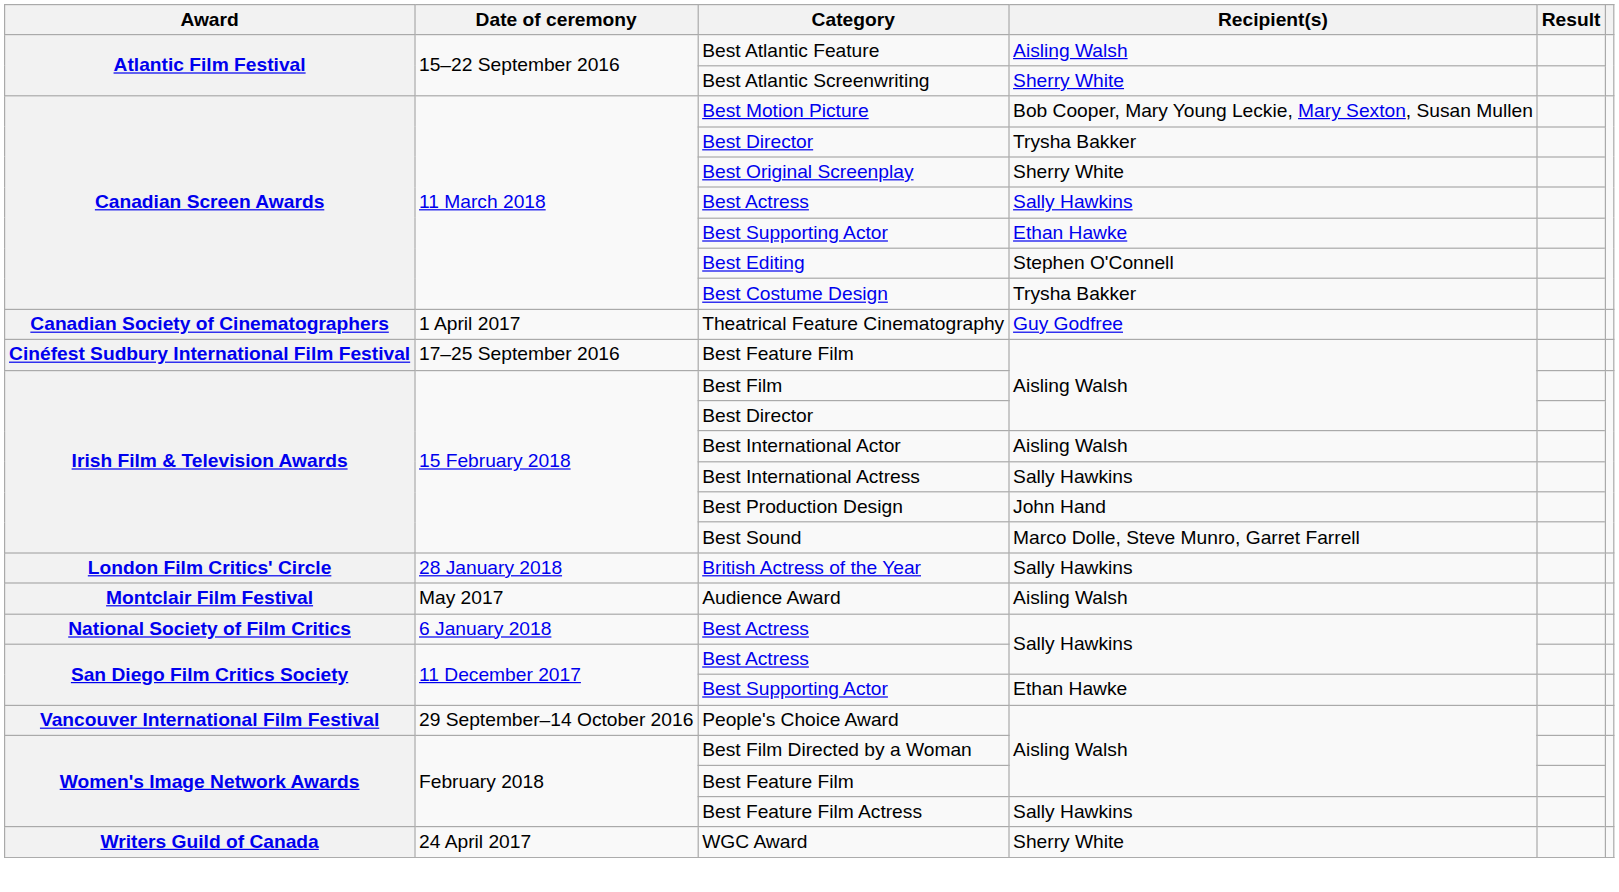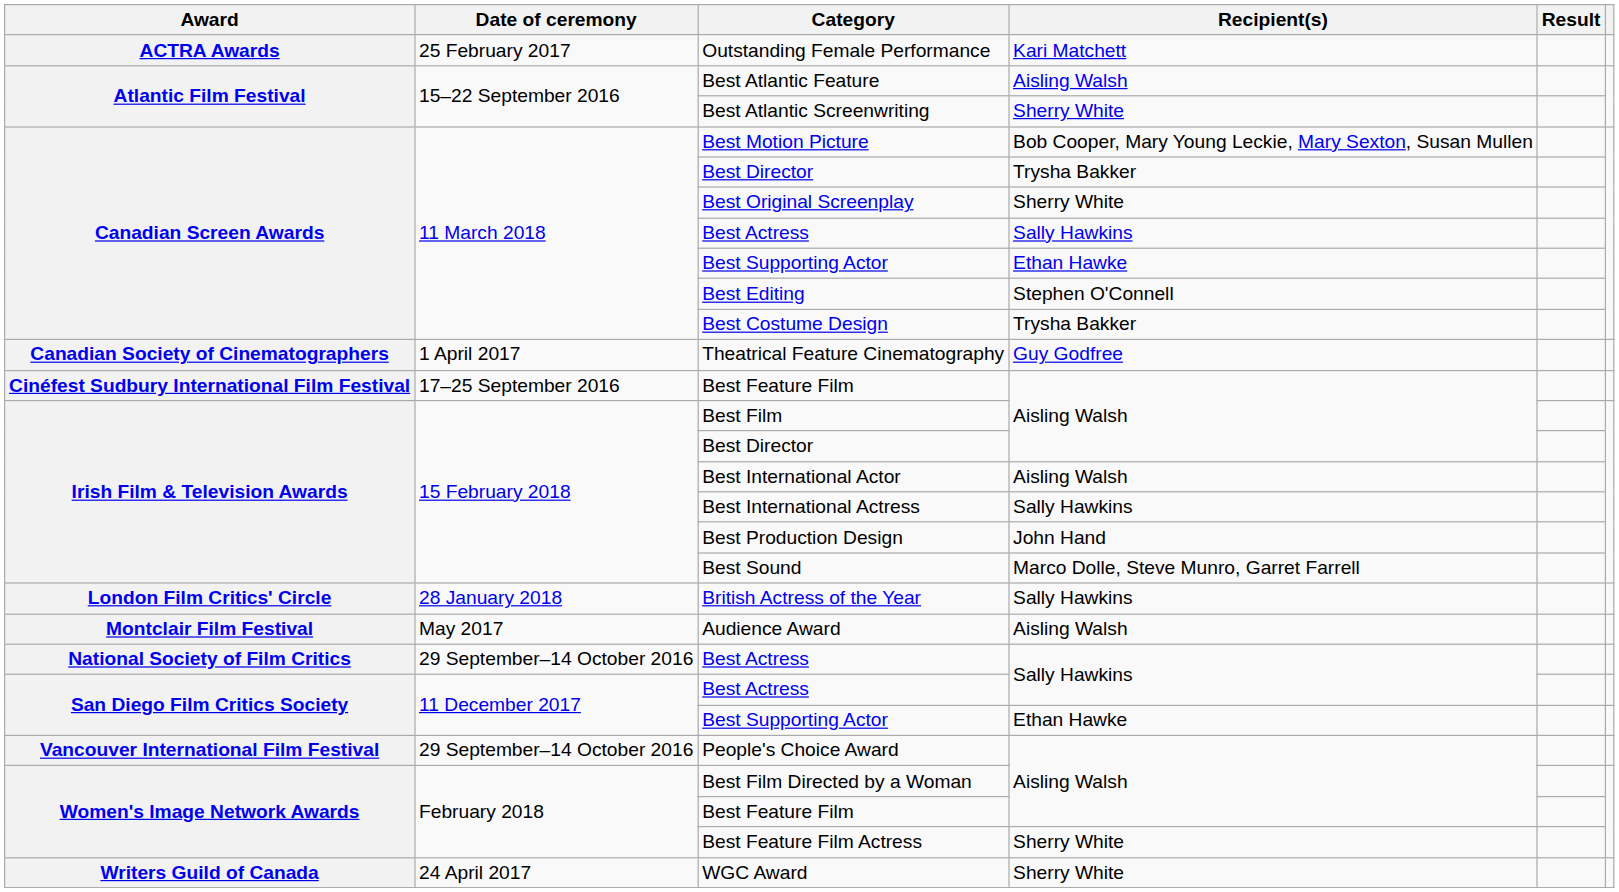+ row: (210, 50)
(485, 628) 6 January 2018 -> (556, 659) 29 September–14 October 2016
(1073, 811) Sally Hawkins -> (1069, 841) Sherry White
